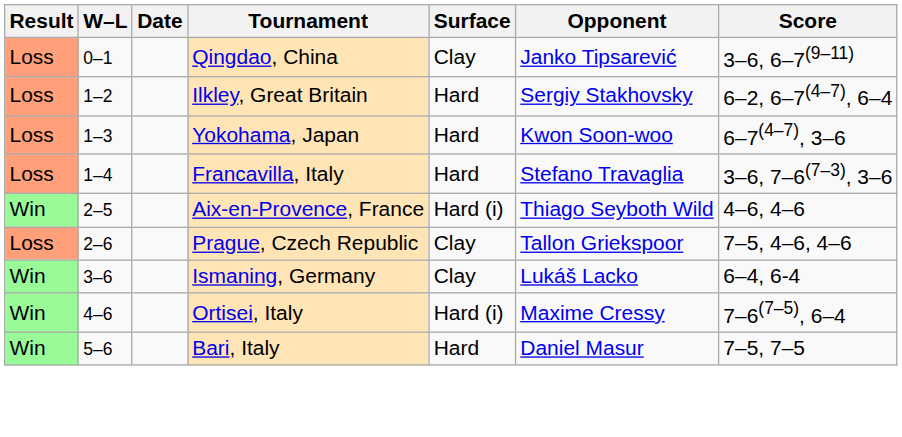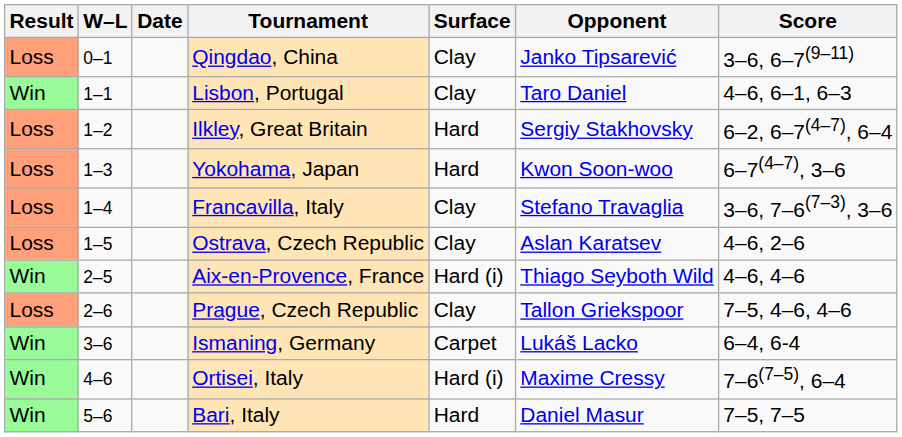+ row: (268, 93)
(456, 173) Hard -> (455, 207) Clay
+ row: (308, 243)
(455, 276) Clay -> (465, 342) Carpet
